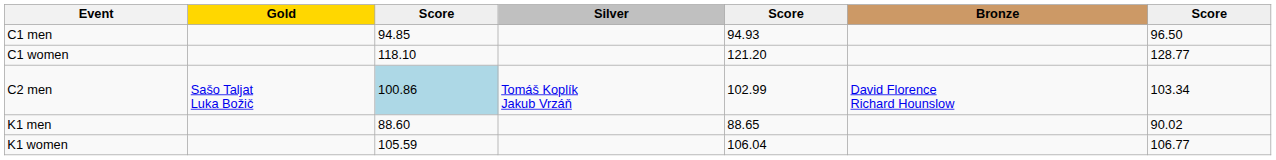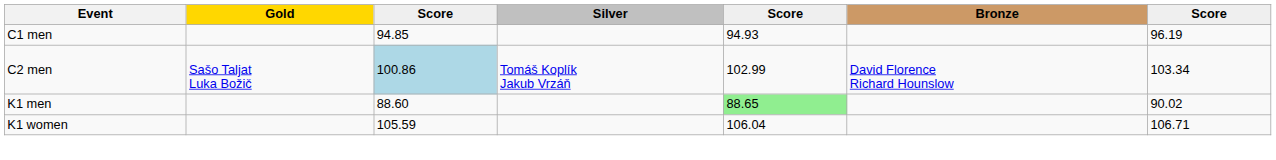(1167, 34) 96.50 -> (1166, 34) 96.19
- row: (38, 55)
(743, 124) no background -> (743, 104) lightgreen background
(1170, 144) 106.77 -> (1170, 124) 106.71
